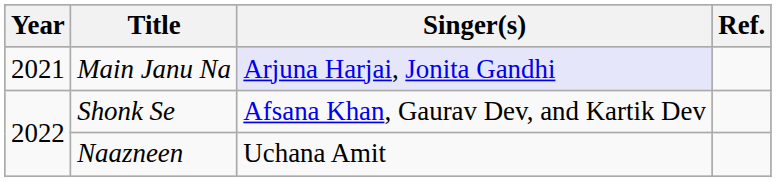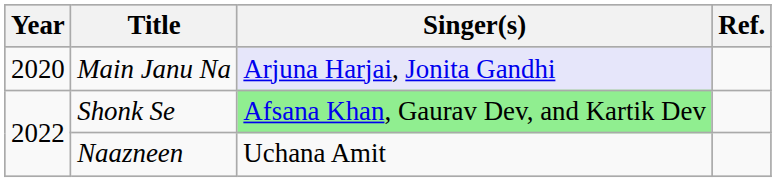(38, 68) 2021 -> (38, 68) 2020
(475, 111) no background -> (475, 111) lightgreen background
